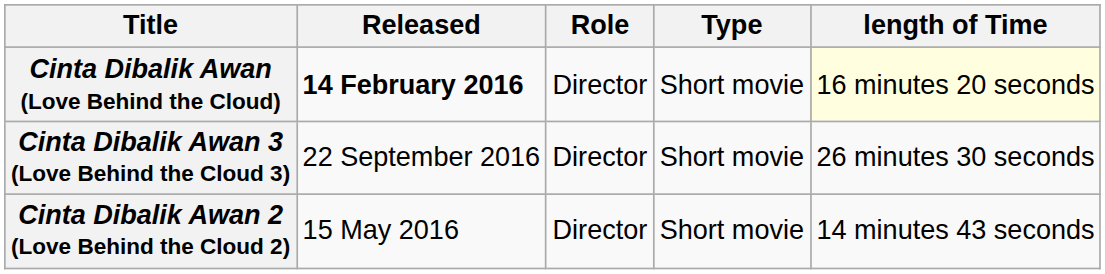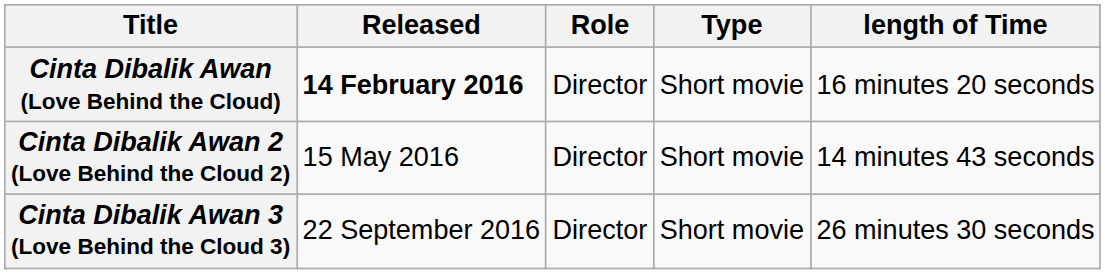(956, 84) lightyellow background -> (956, 84) no background
rows swapped: (151, 230) <-> (151, 157)
